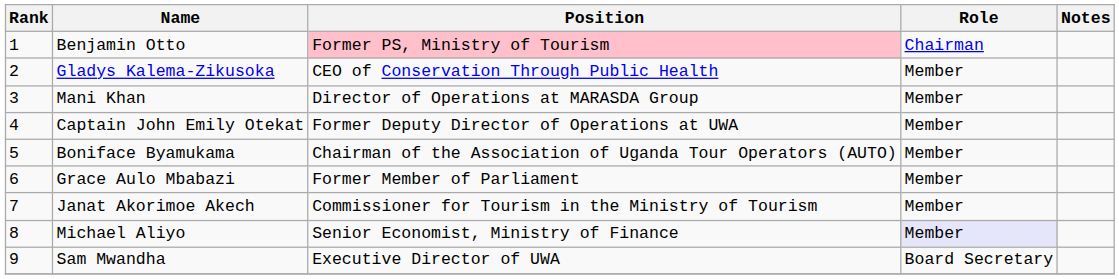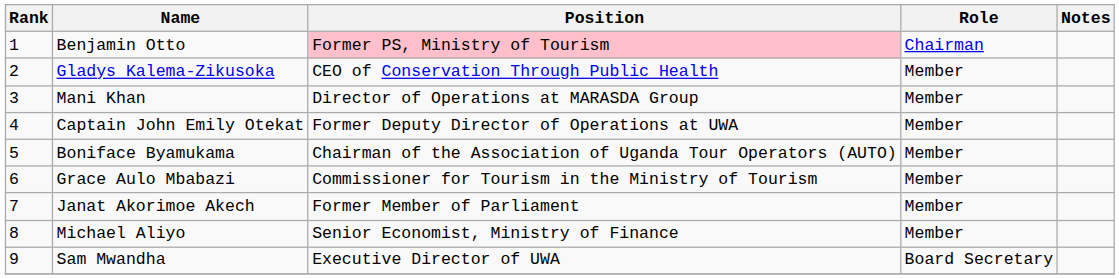(446, 180) Former Member of Parliament -> (565, 180) Commissioner for Tourism in the Ministry of Tourism
(565, 206) Commissioner for Tourism in the Ministry of Tourism -> (446, 206) Former Member of Parliament
(934, 233) lavender background -> (934, 233) no background
